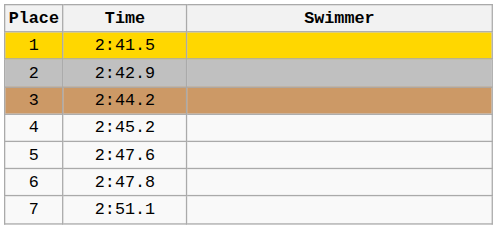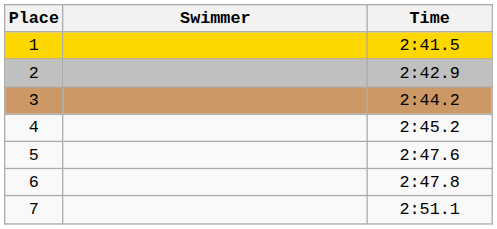columns swapped: (339, 18) <-> (125, 18)
